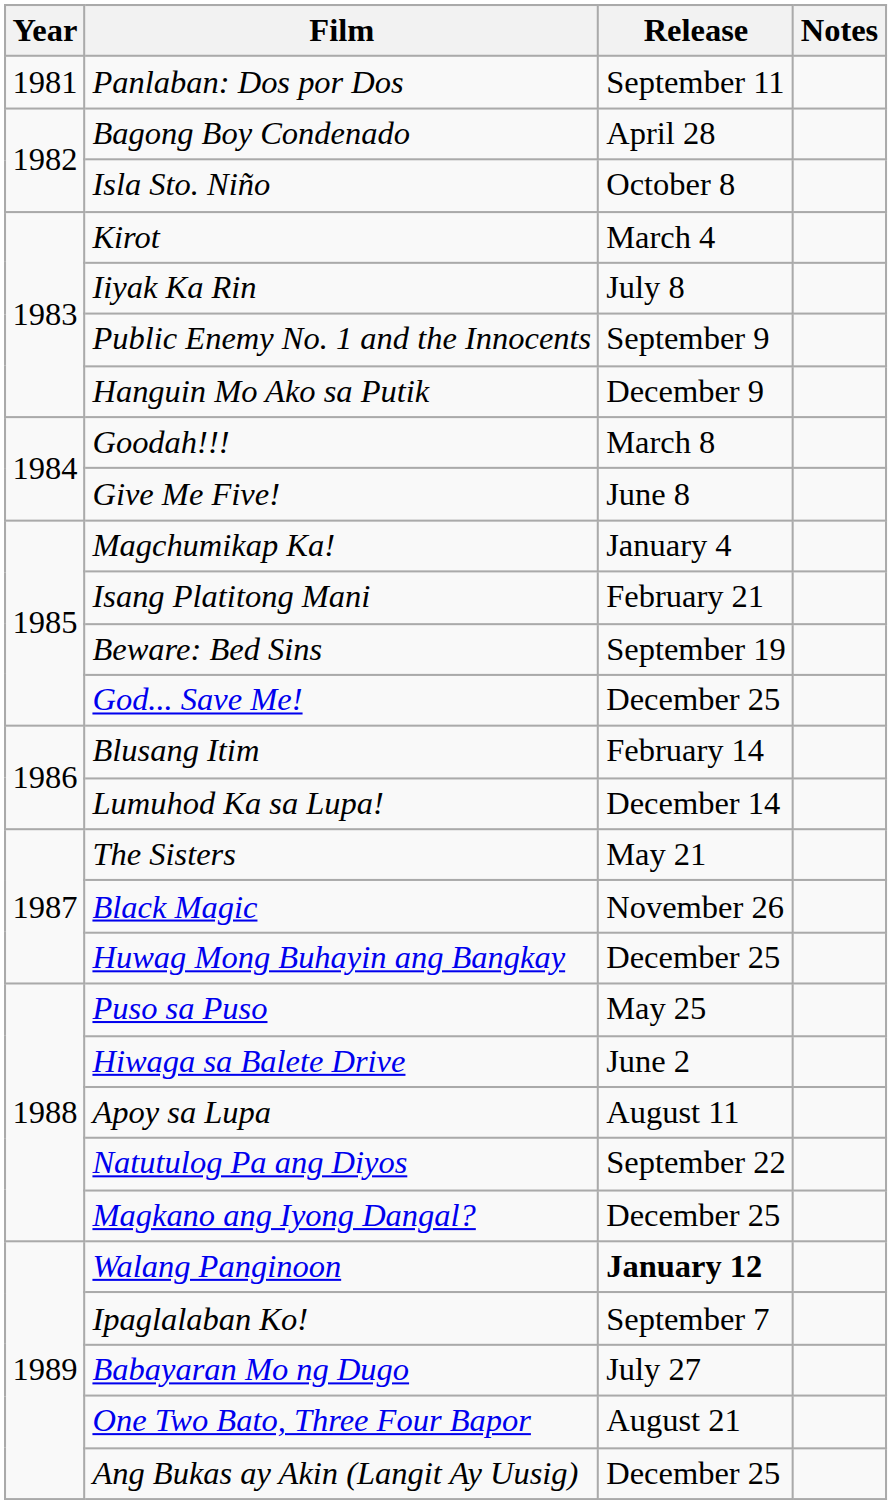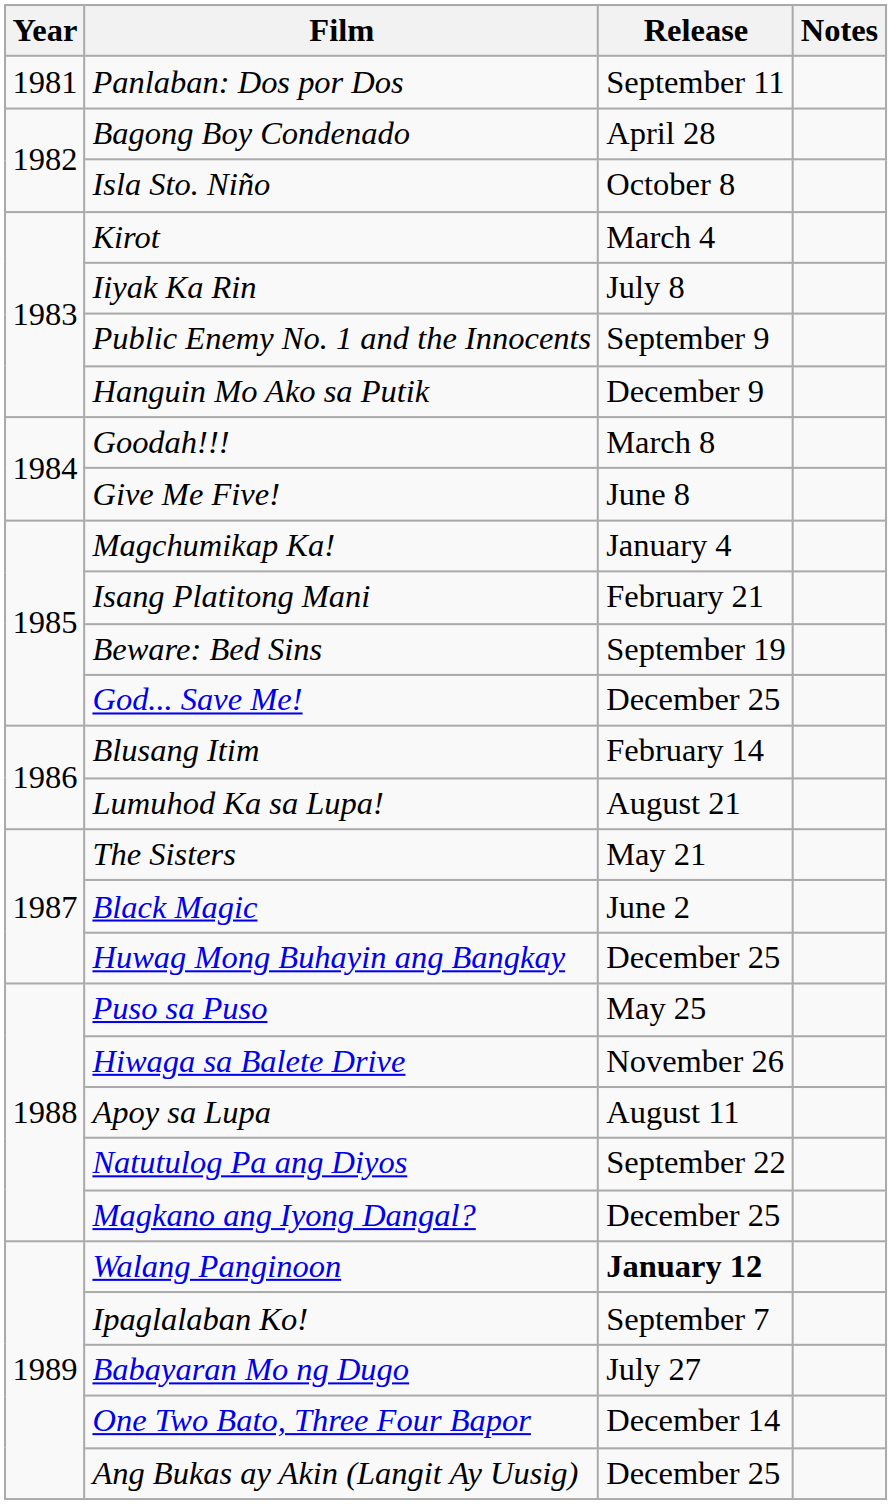(693, 802) December 14 -> (673, 802) August 21
(695, 905) November 26 -> (648, 905) June 2
(648, 1060) June 2 -> (695, 1060) November 26
(673, 1421) August 21 -> (693, 1421) December 14
